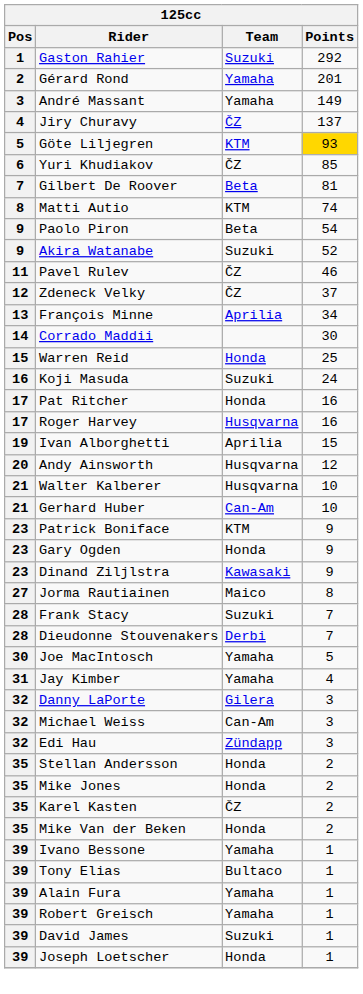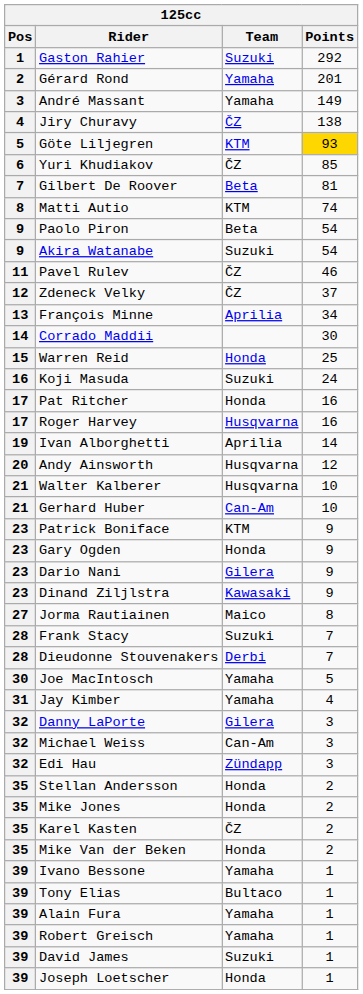(330, 122) 137 -> (330, 122) 138
(330, 251) 52 -> (330, 251) 54
(330, 444) 15 -> (330, 444) 14
+ row: (80, 572)
